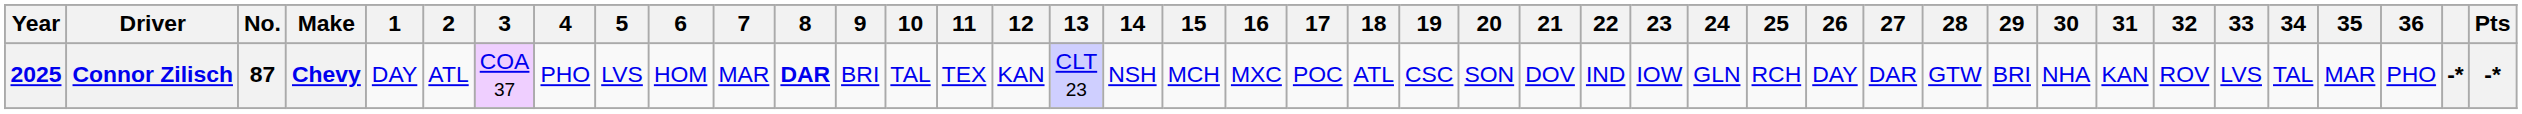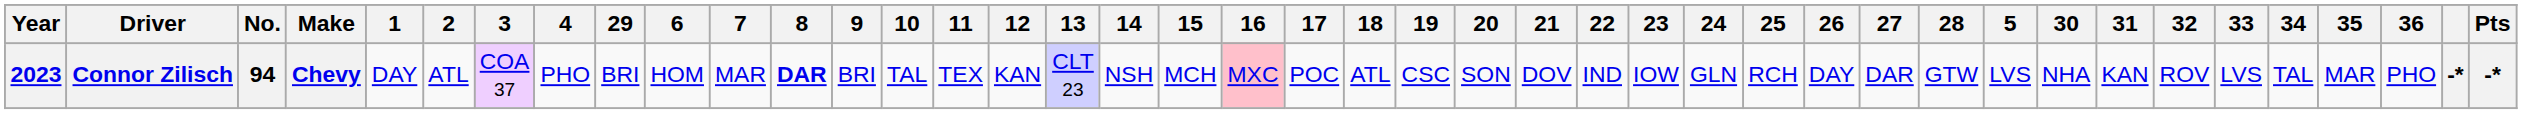columns swapped: (622, 24) <-> (2012, 24)
(36, 75) 2025 -> (36, 75) 2023
(262, 75) 87 -> (262, 75) 94
(1256, 75) no background -> (1253, 75) pink background
